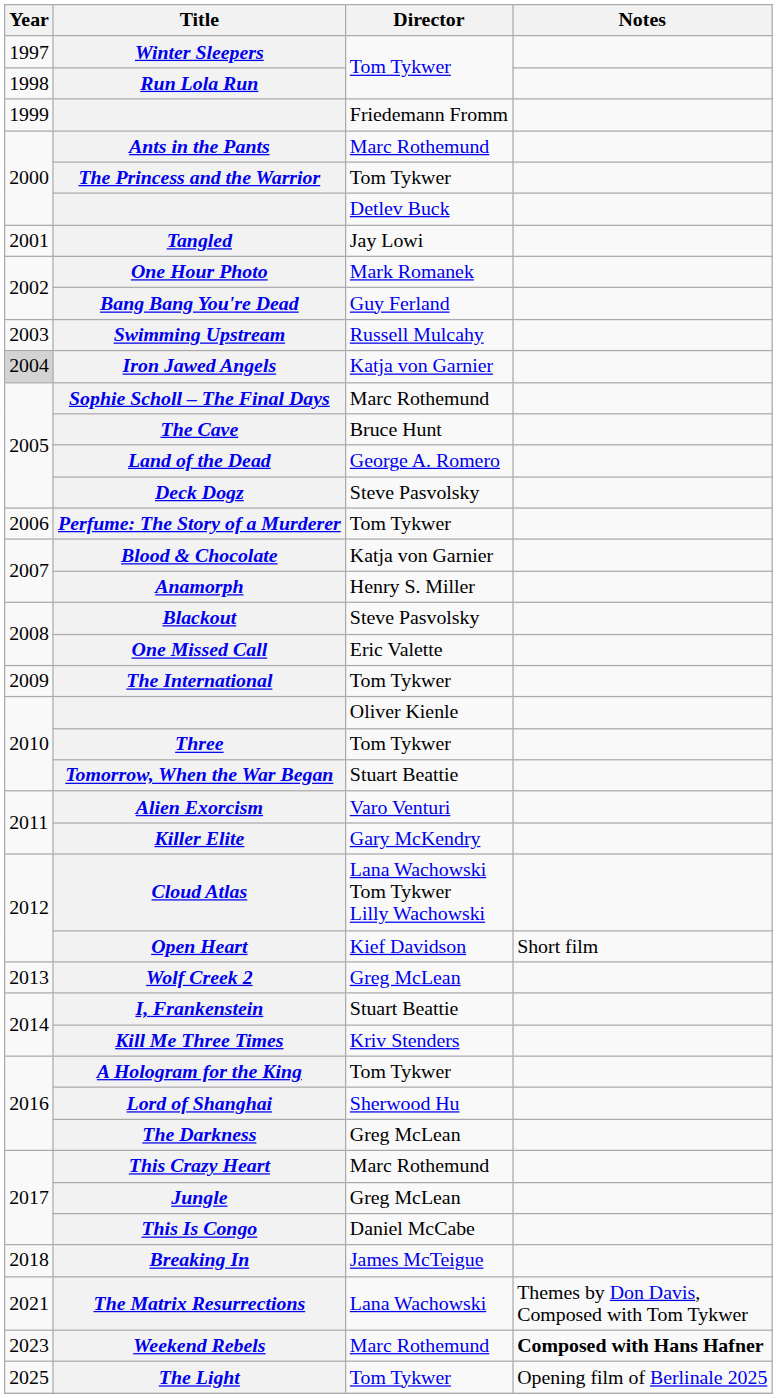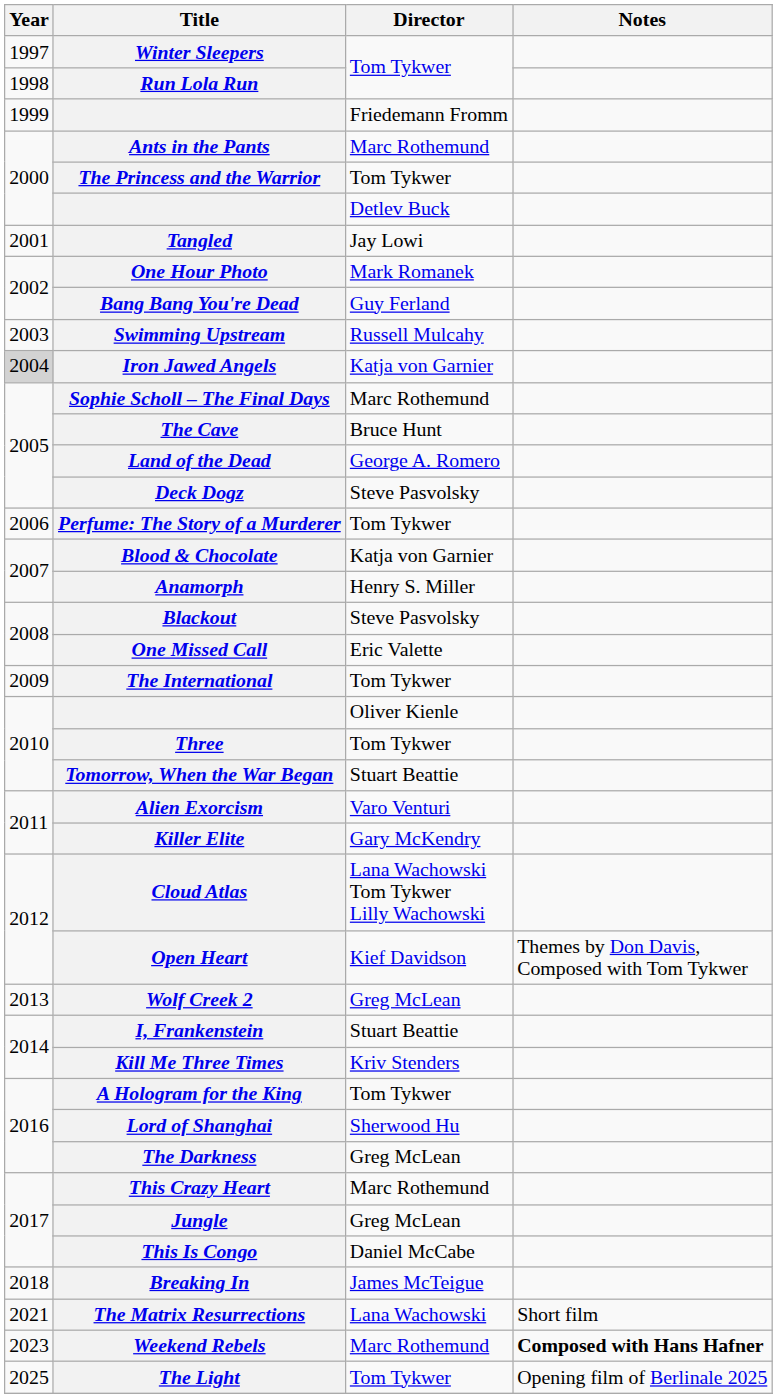(558, 945) Short film -> (633, 957) Themes by Don Davis, Composed with Tom Tykwer
(633, 1303) Themes by Don Davis, Composed with Tom Tykwer -> (558, 1314) Short film
